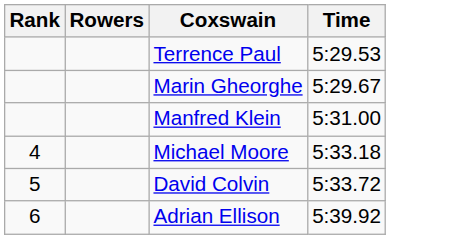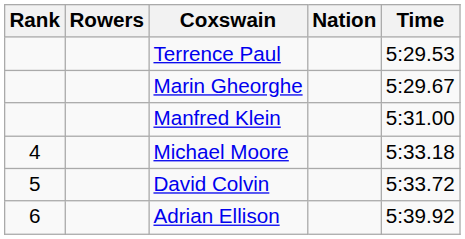+ column: (344, 20)
